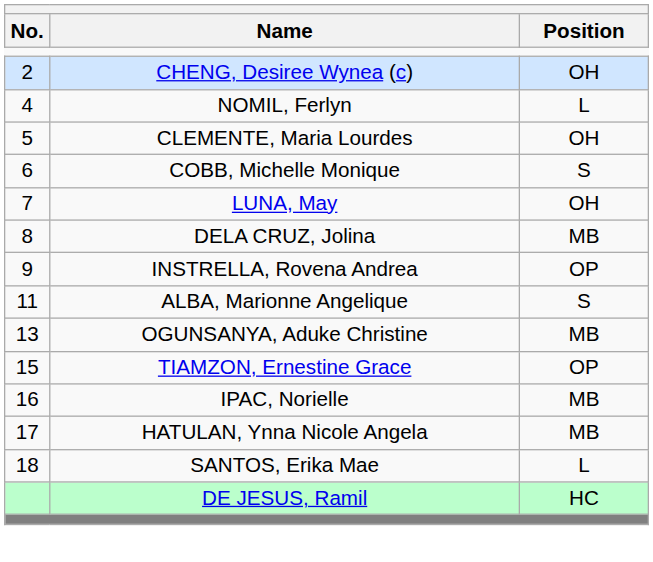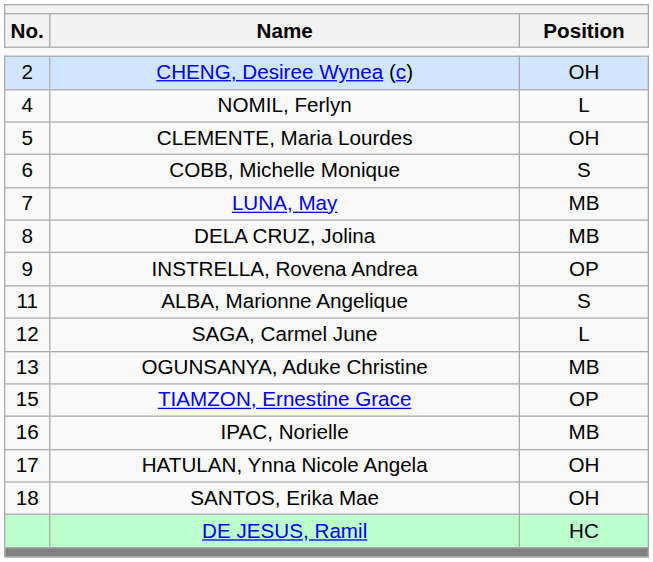(584, 203) OH -> (584, 203) MB
+ row: (27, 334)
(584, 432) MB -> (584, 465) OH
(584, 465) L -> (584, 498) OH
